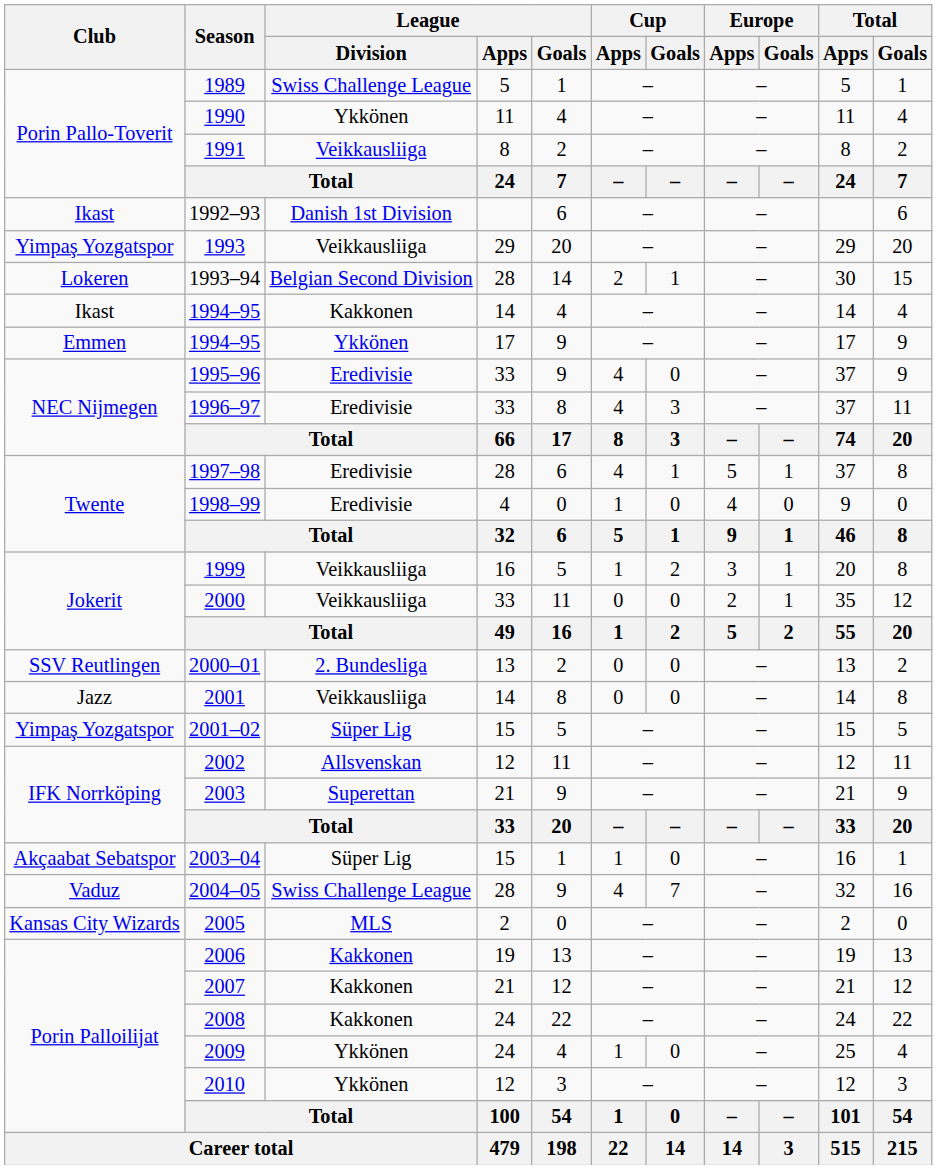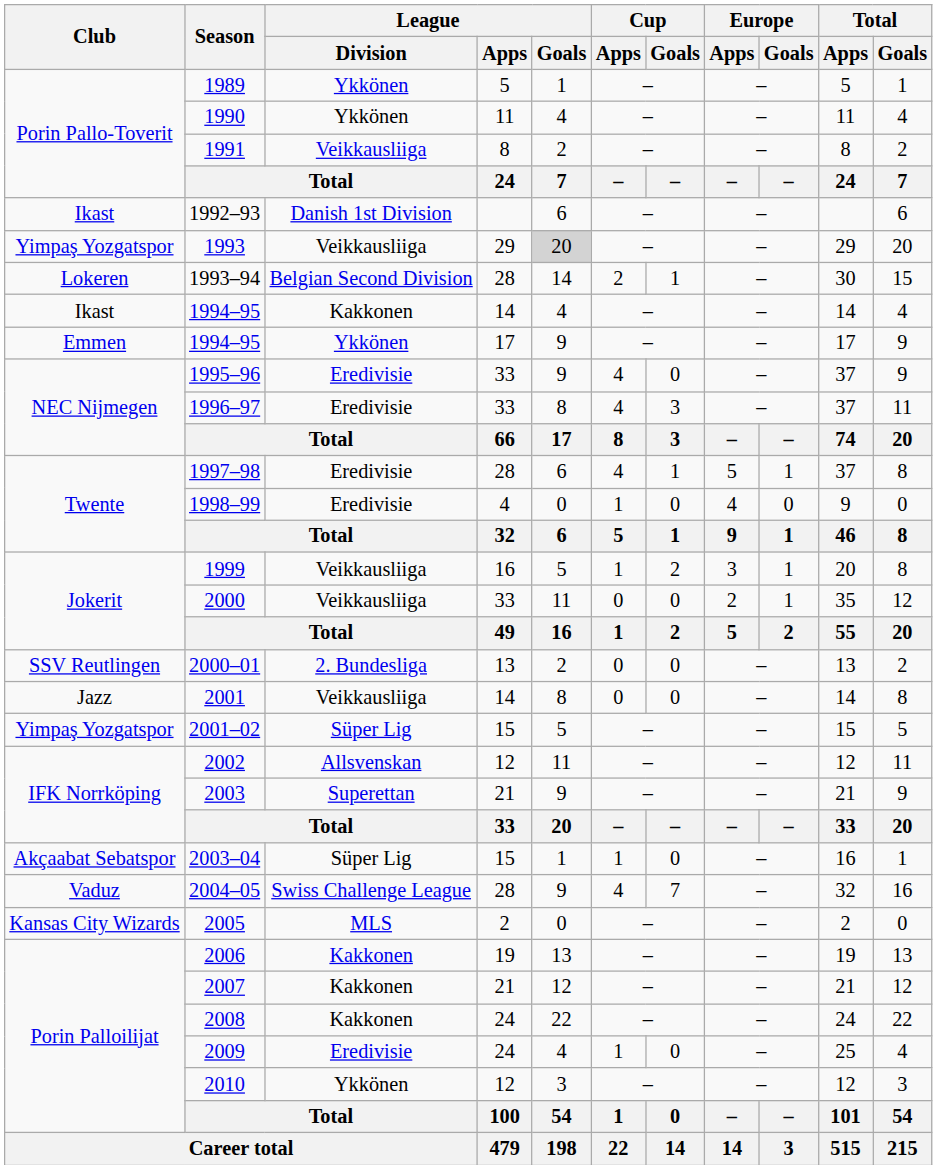(371, 85) Swiss Challenge League -> (371, 85) Ykkönen
(561, 246) no background -> (561, 246) lightgrey background
(371, 1051) Ykkönen -> (371, 1051) Eredivisie
